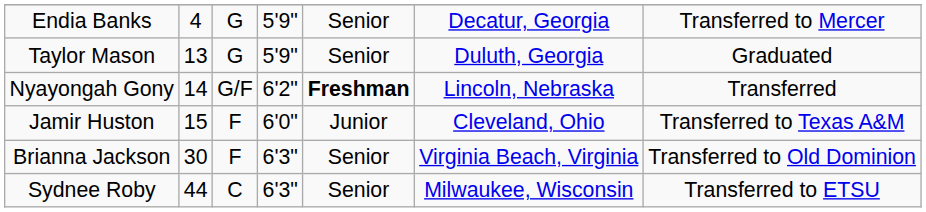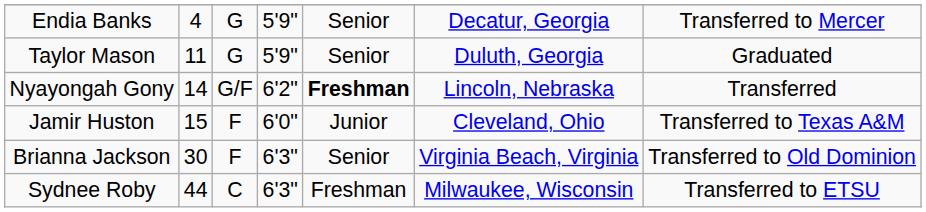(196, 55) 13 -> (196, 55) 11
(359, 190) Senior -> (359, 190) Freshman
